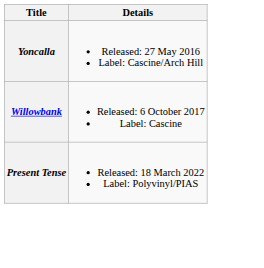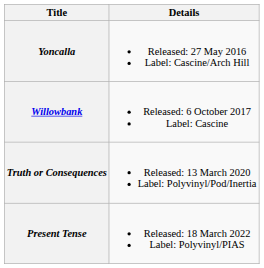+ row: (57, 172)
